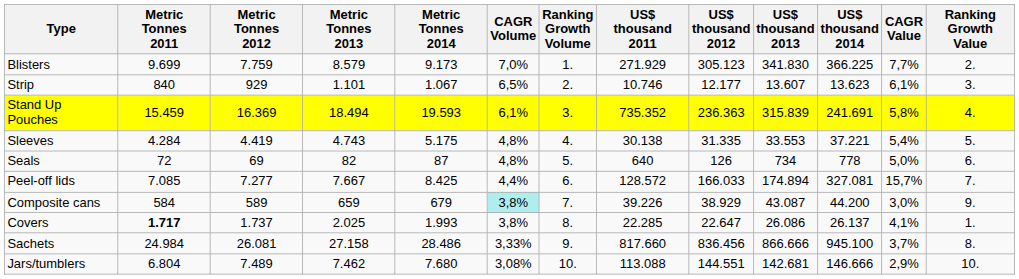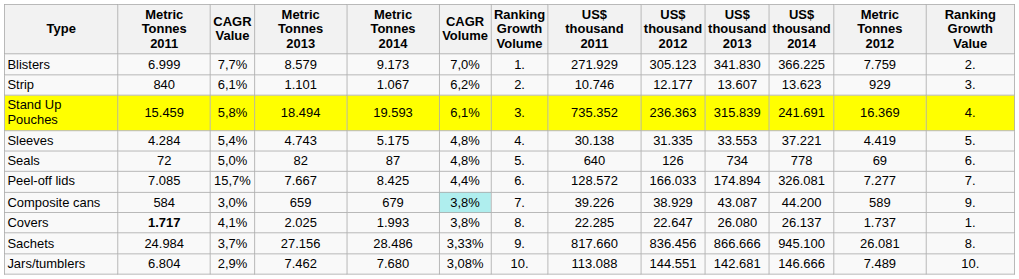columns swapped: (257, 29) <-> (904, 29)
(164, 64) 9.699 -> (164, 64) 6.999
(513, 85) 6,5% -> (465, 85) 6,2%
(850, 181) 327.081 -> (802, 181) 326.081
(785, 222) 26.086 -> (737, 222) 26.080
(349, 243) 27.158 -> (301, 243) 27.156
